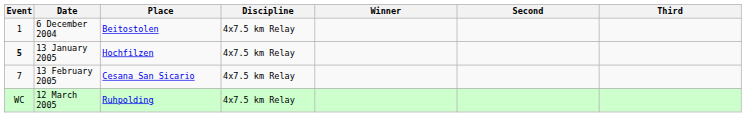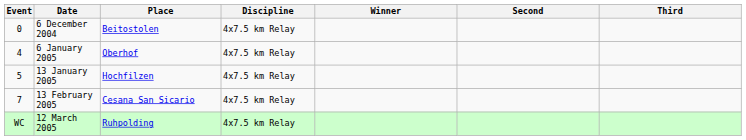(19, 30) 1 -> (19, 30) 0
+ row: (59, 54)
(19, 54) bold -> (19, 77) normal
